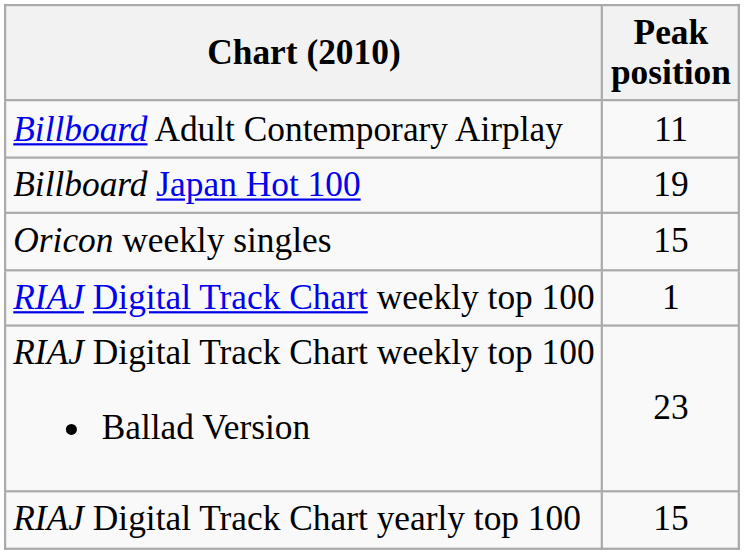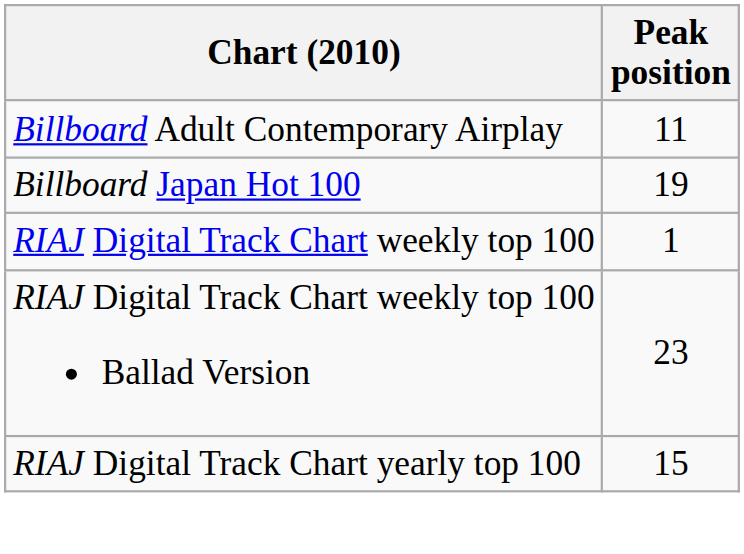- row: (172, 240)
